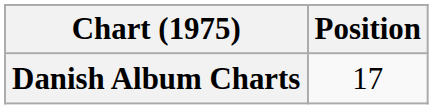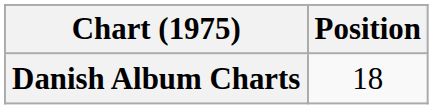(368, 77) 17 -> (368, 77) 18
